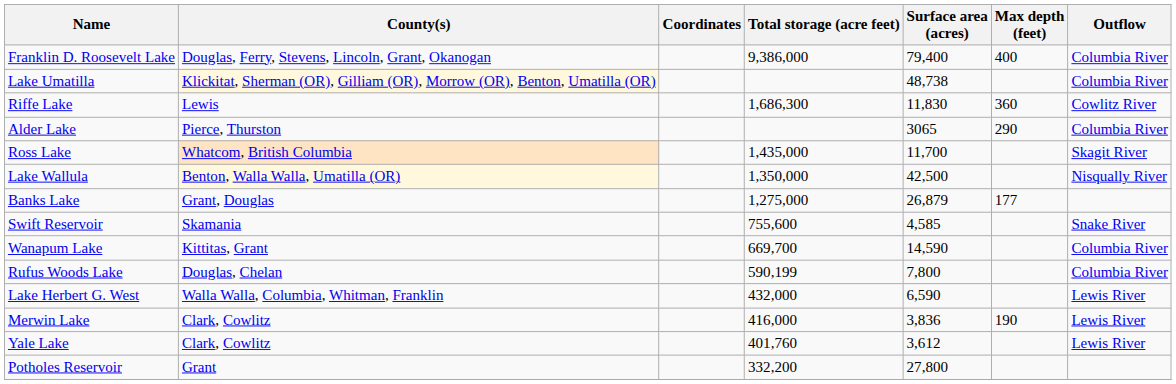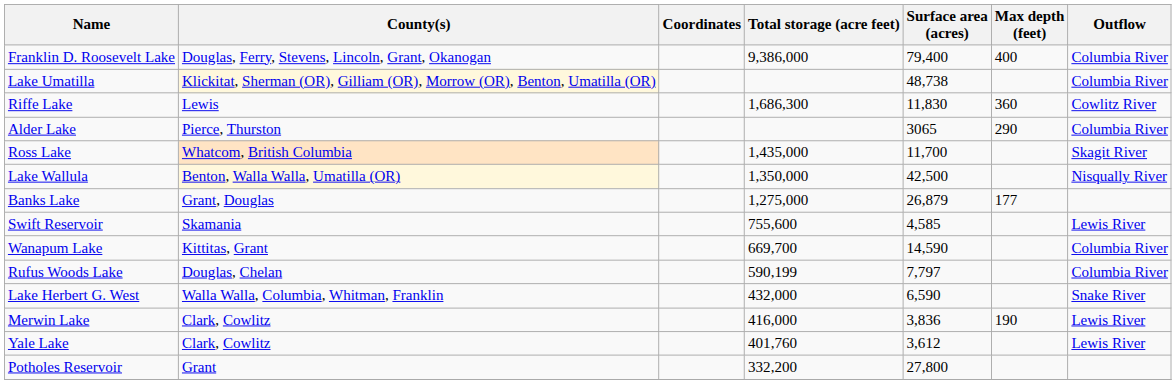(1108, 224) Snake River -> (1108, 224) Lewis River
(924, 271) 7,800 -> (924, 271) 7,797
(1108, 295) Lewis River -> (1108, 295) Snake River
